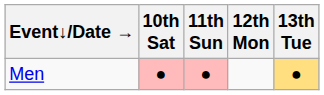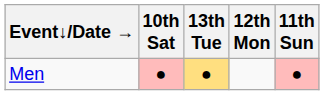columns swapped: (206, 31) <-> (296, 31)
